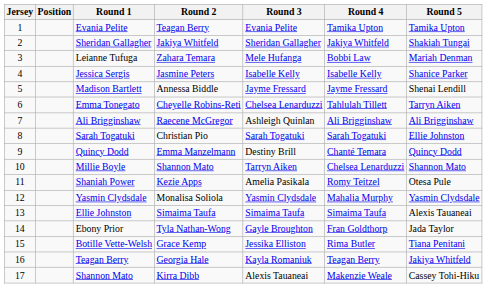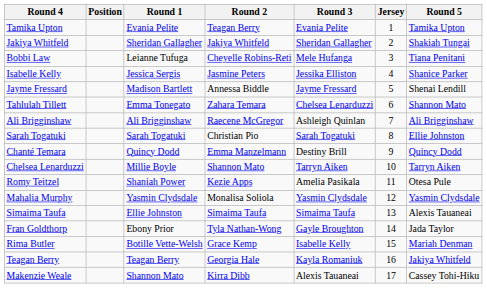columns swapped: (20, 12) <-> (366, 12)
(186, 58) Zahara Temara -> (249, 58) Cheyelle Robins-Reti
(441, 58) Mariah Denman -> (437, 58) Tiana Penitani
(273, 74) Isabelle Kelly -> (326, 74) Jessika Elliston
(199, 105) Cheyelle Robins-Reti -> (236, 105) Zahara Temara
(435, 105) Tarryn Aiken -> (437, 105) Shannon Mato
(437, 167) Shannon Mato -> (435, 167) Tarryn Aiken
(276, 244) Jessika Elliston -> (323, 244) Isabelle Kelly
(437, 244) Tiana Penitani -> (441, 244) Mariah Denman
